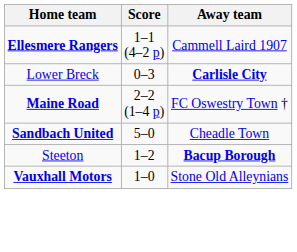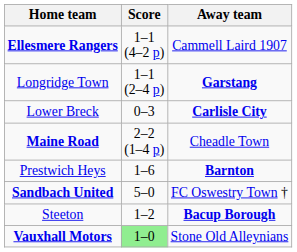+ row: (63, 82)
(229, 104) FC Oswestry Town † -> (229, 141) Cheadle Town
+ row: (63, 170)
(229, 133) Cheadle Town -> (229, 192) FC Oswestry Town †
(144, 177) no background -> (144, 236) lightgreen background
